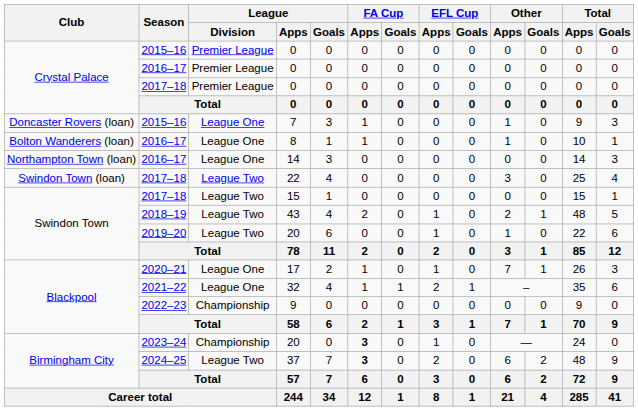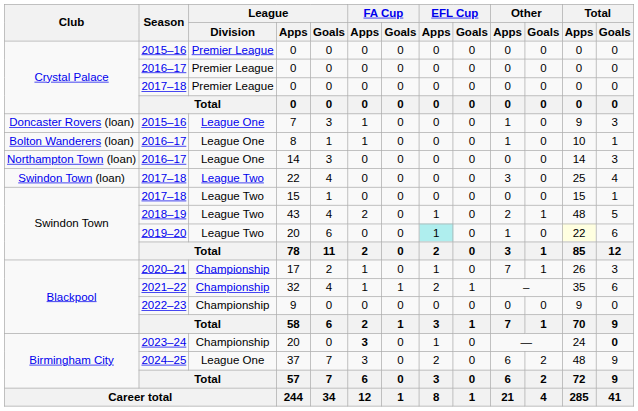(436, 232) no background -> (436, 232) paleturquoise background
(579, 232) no background -> (579, 232) lightyellow background
(233, 269) League One -> (233, 269) Championship
(233, 287) League One -> (233, 287) Championship
(615, 342) normal -> (615, 342) bold
(233, 360) League Two -> (233, 360) League One
(365, 360) bold -> (365, 360) normal
